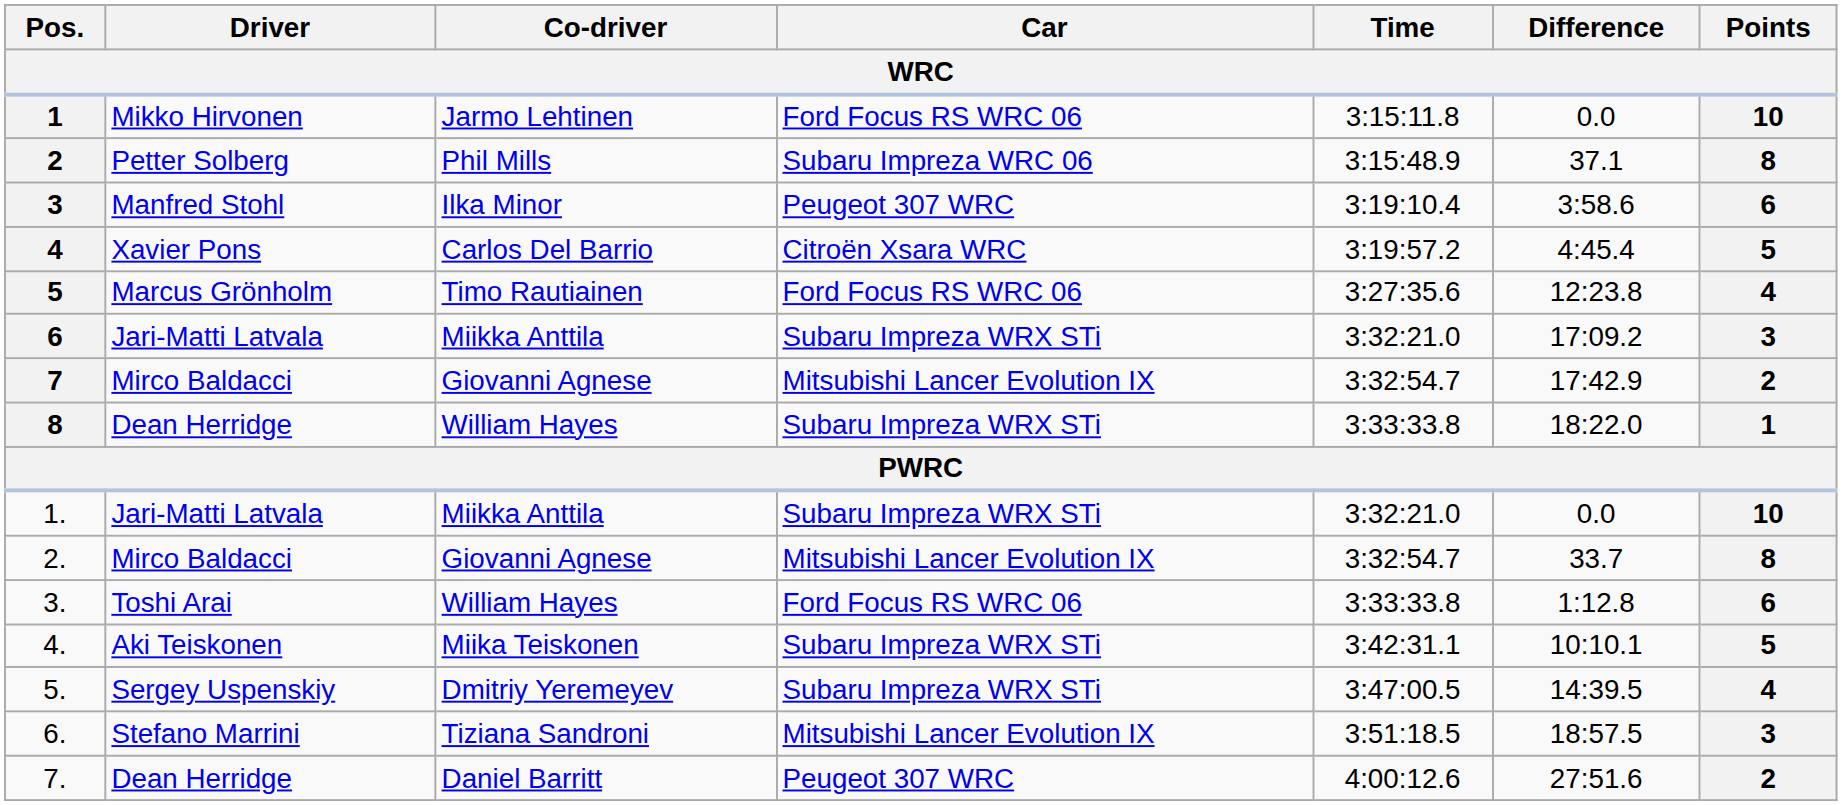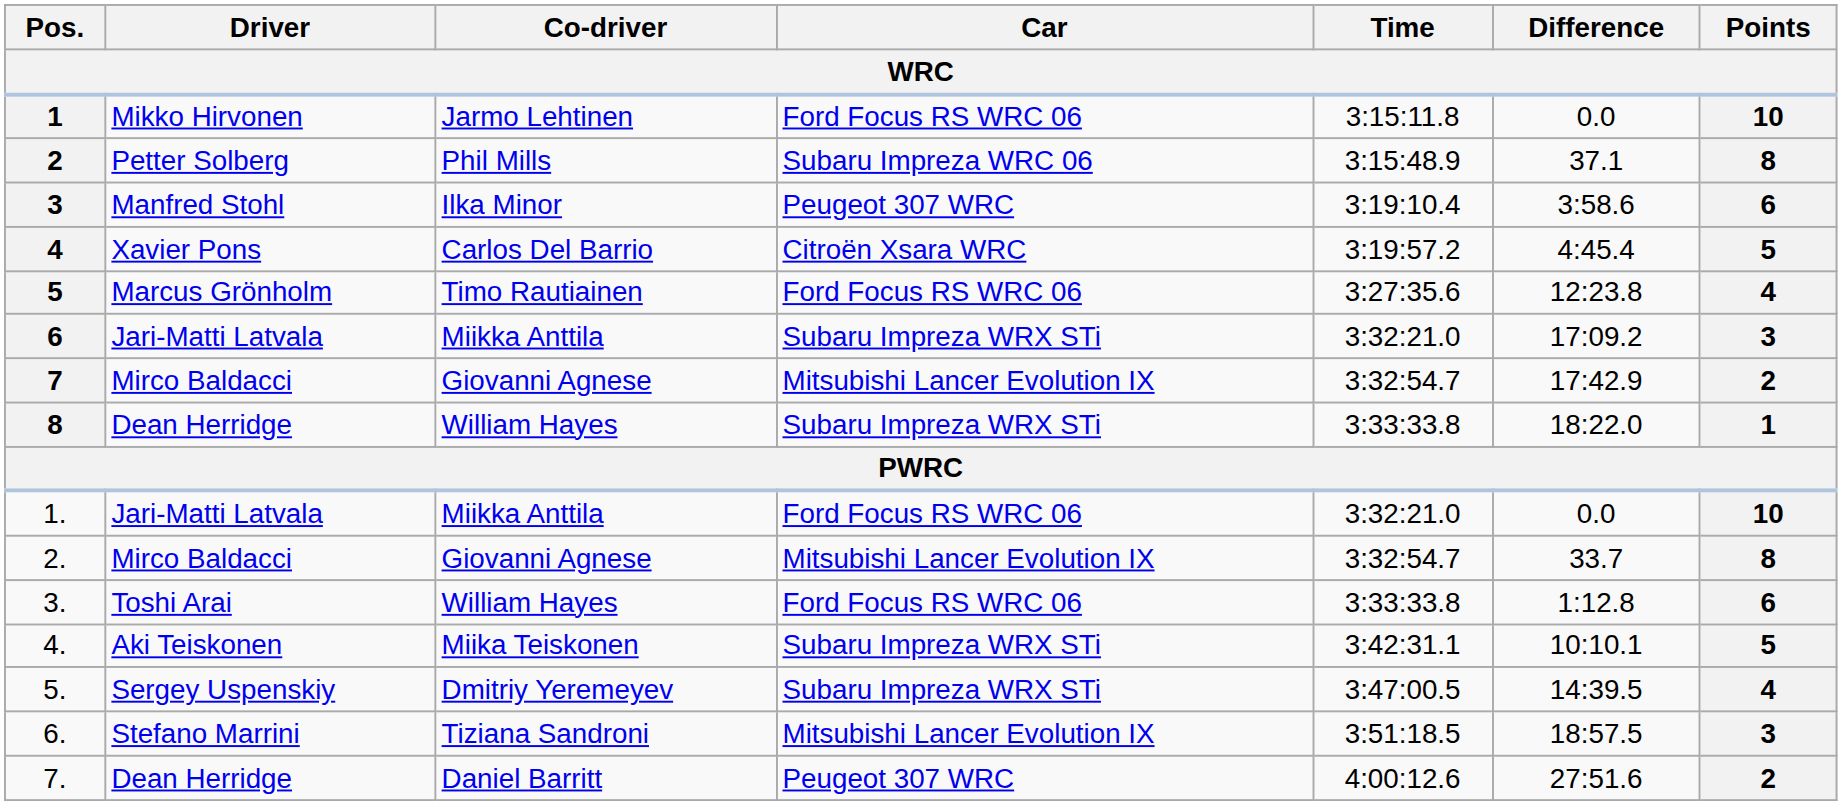(942, 514) Subaru Impreza WRX STi -> (932, 514) Ford Focus RS WRC 06
